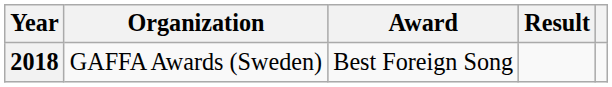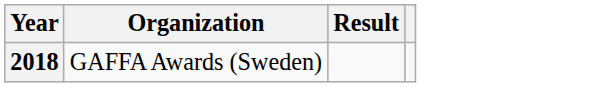- column: (423, 23)
